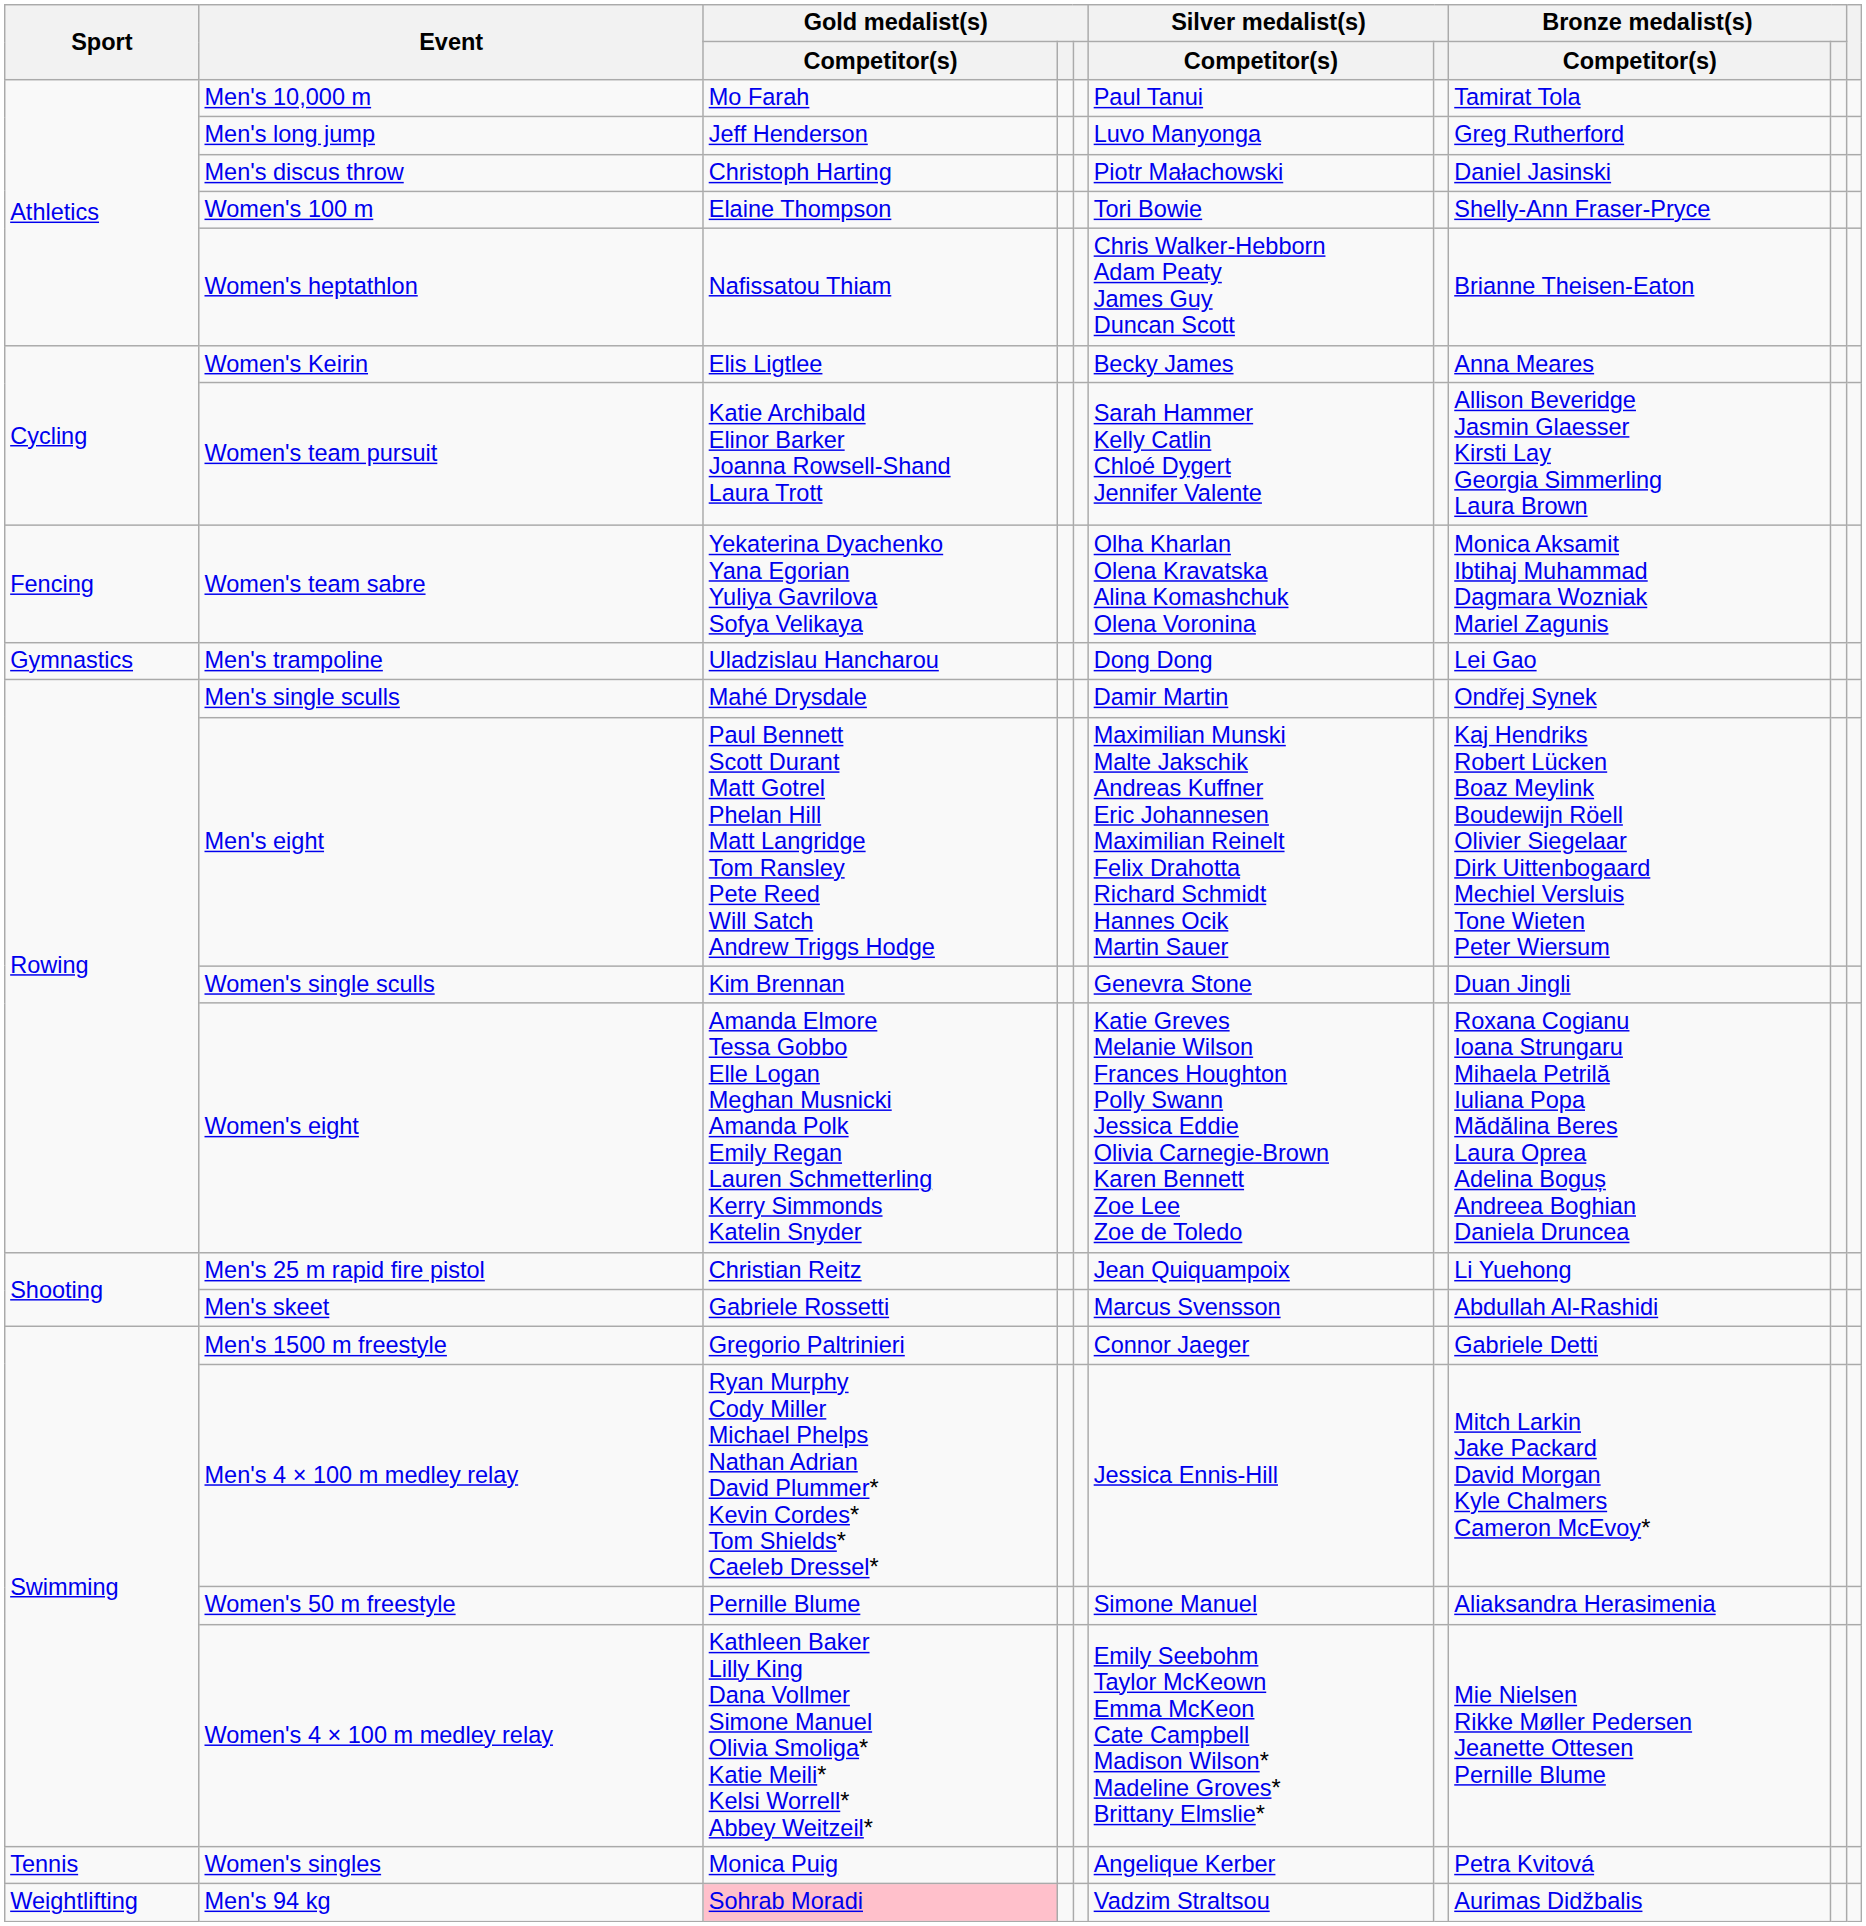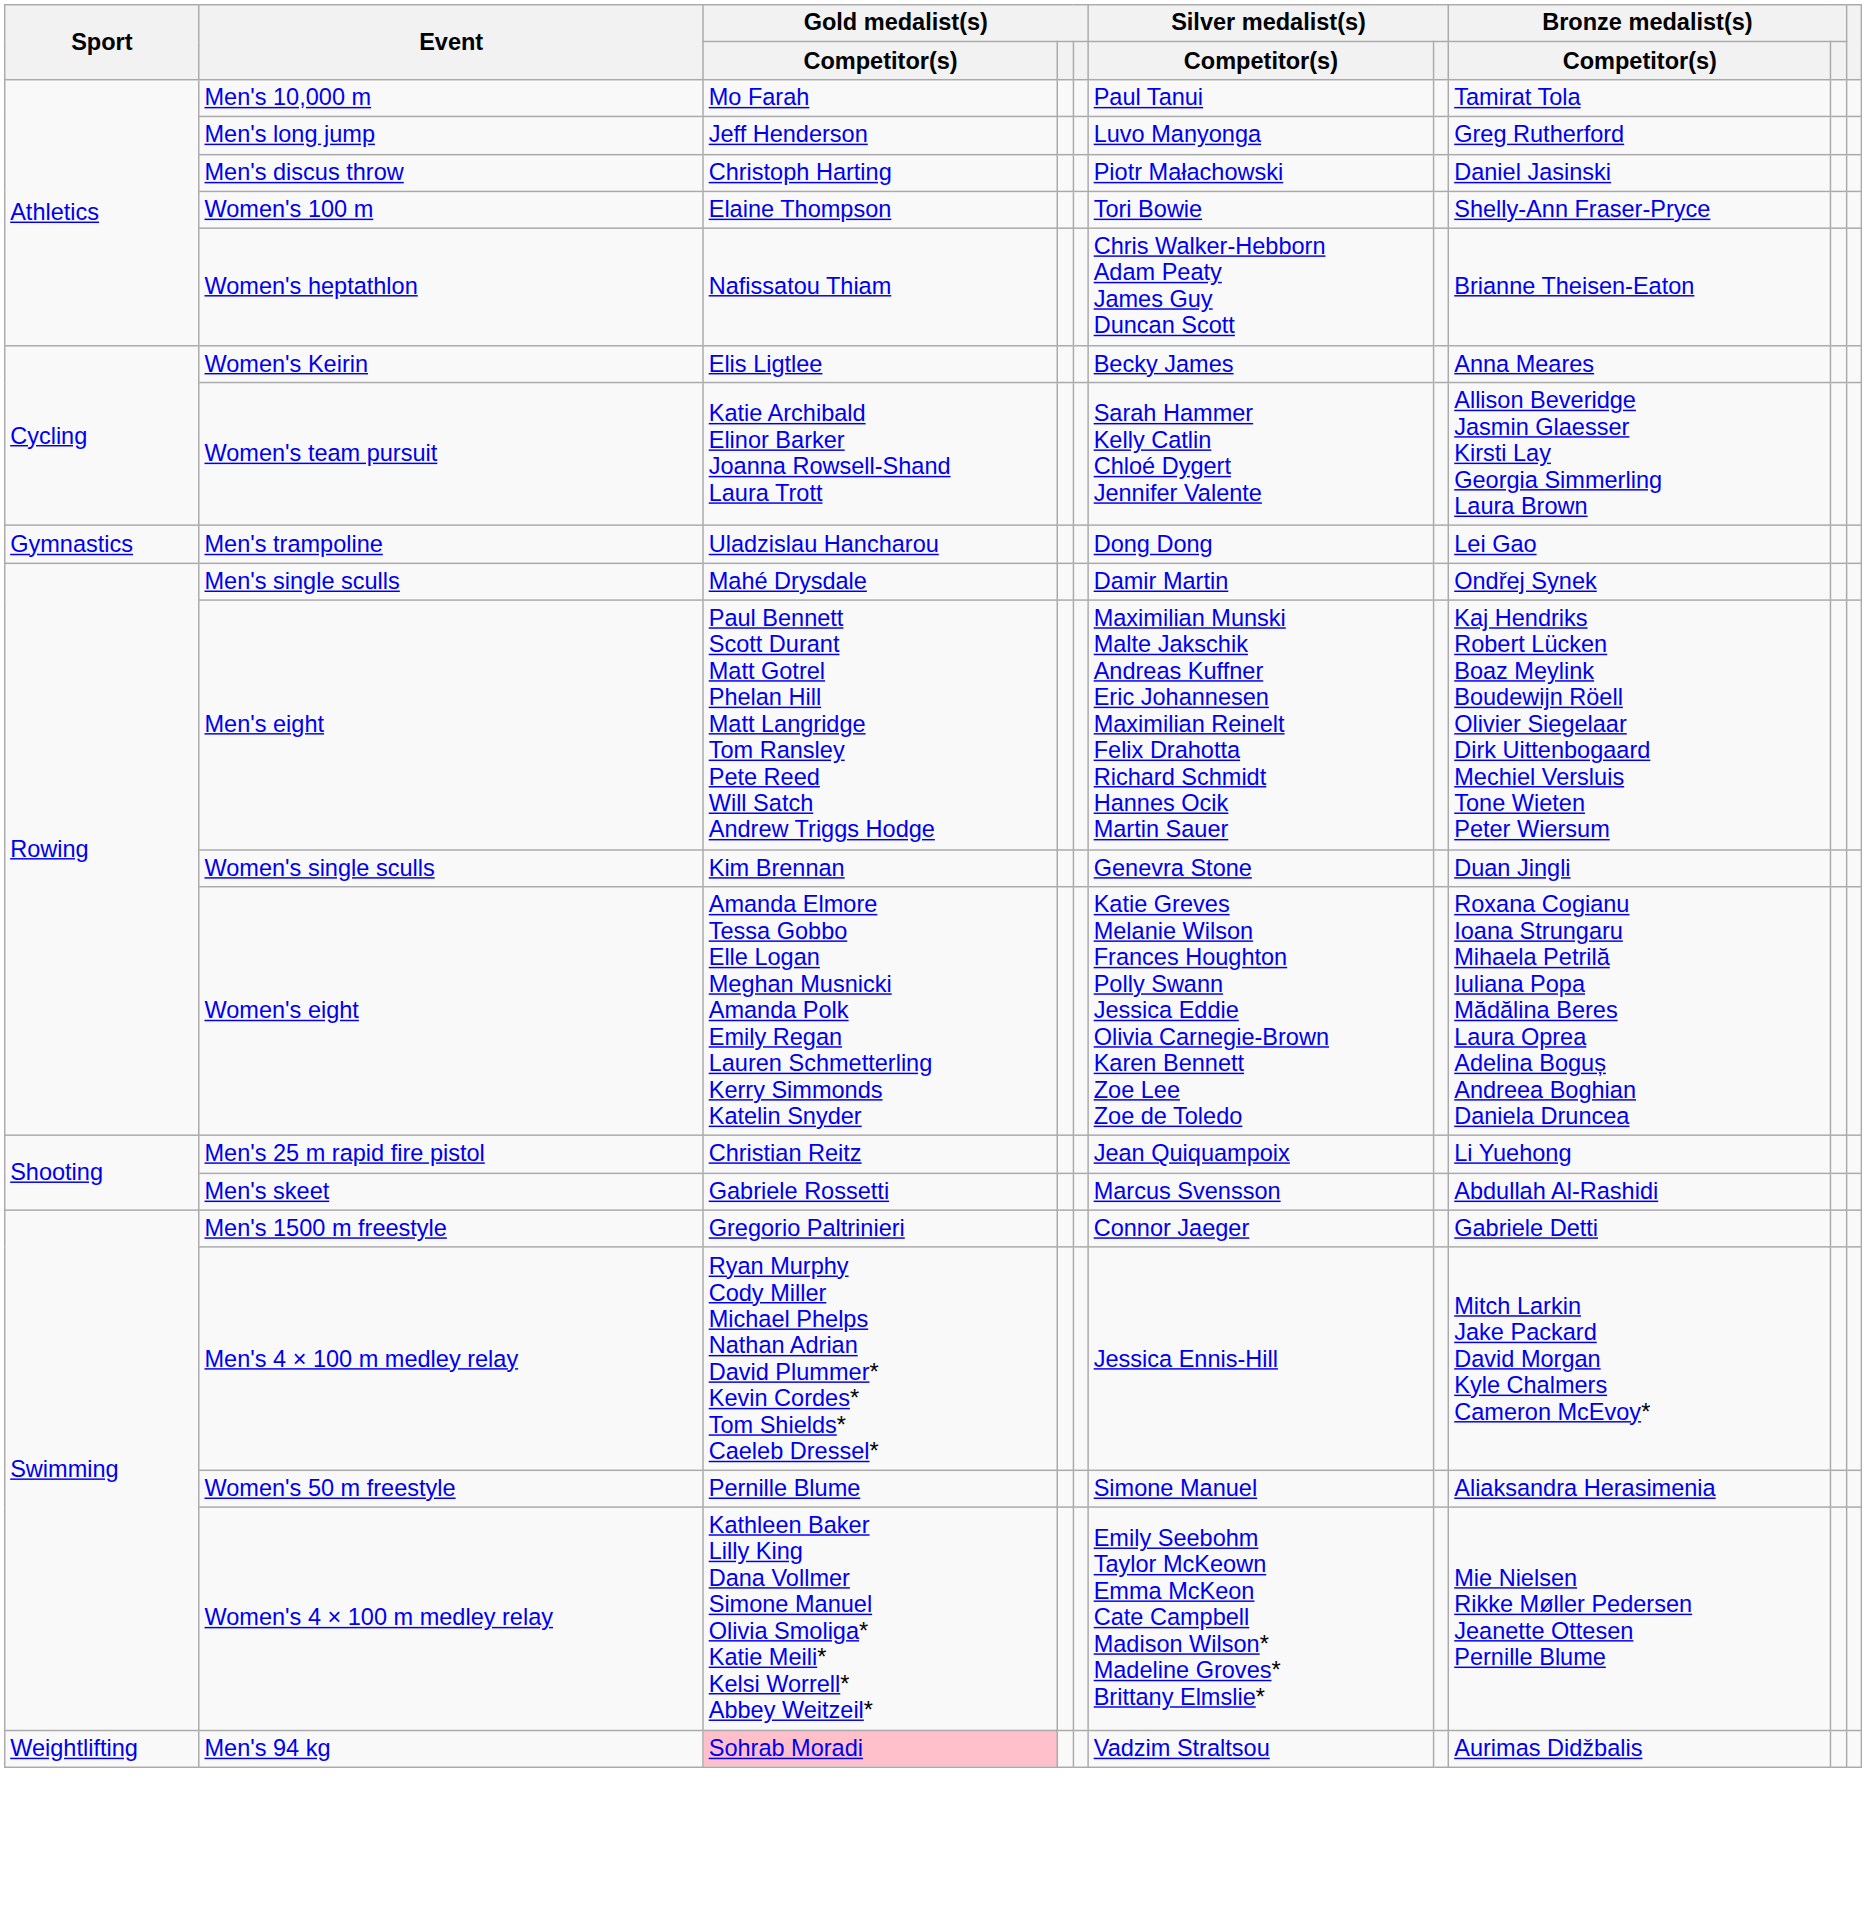- row: (315, 583)
- row: (293, 1864)
